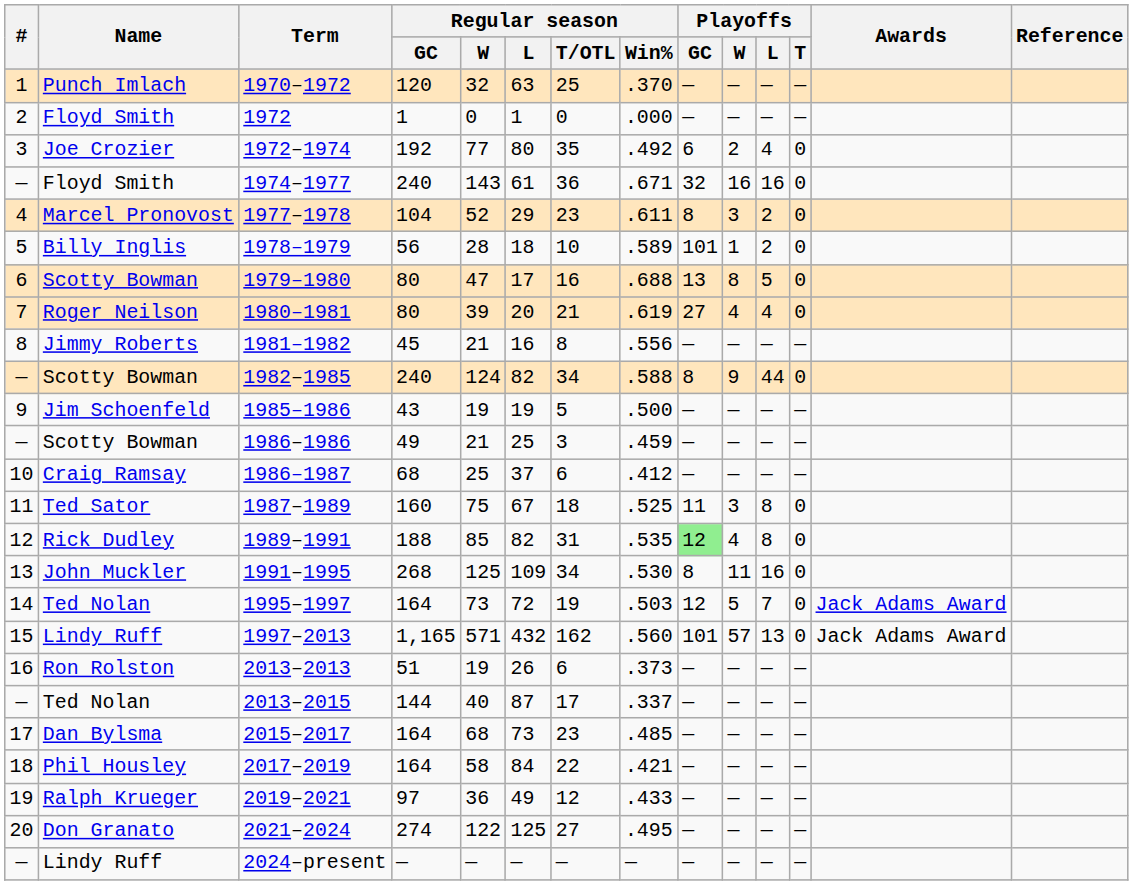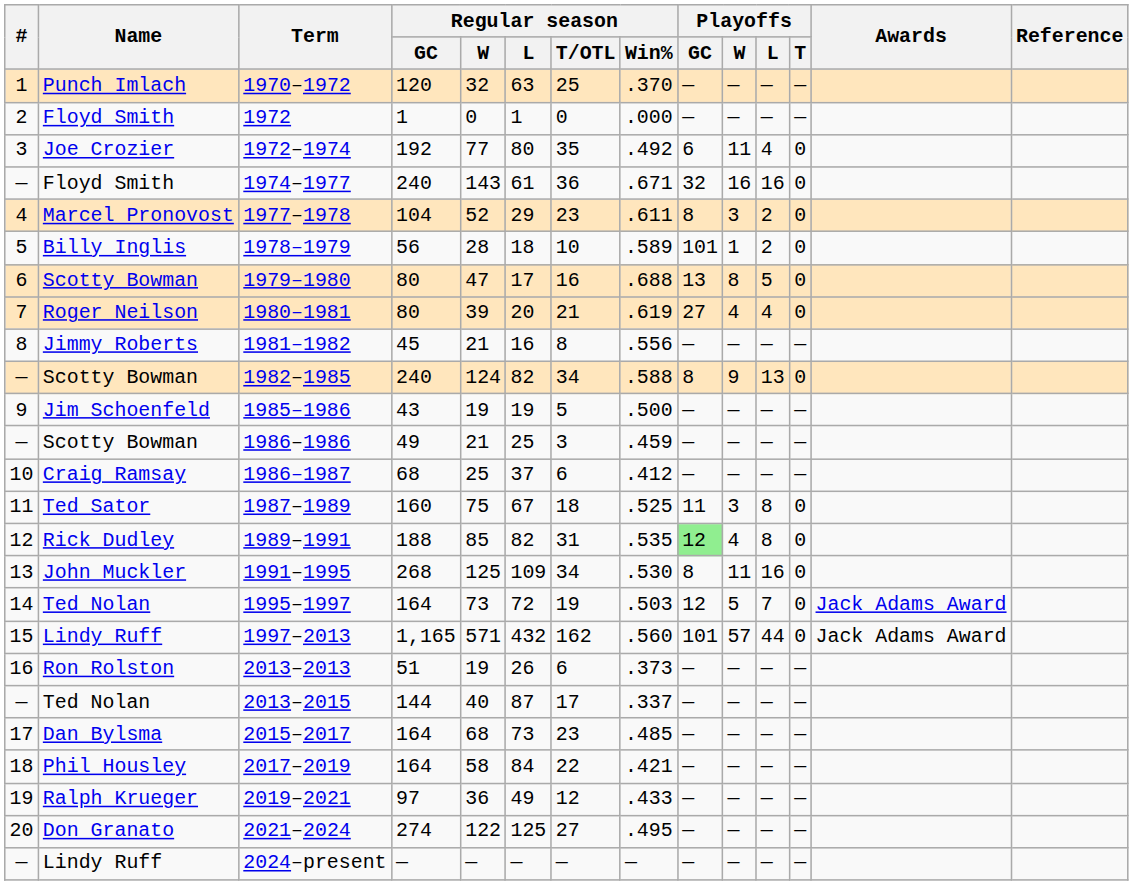(733, 151) 2 -> (739, 151) 11
(773, 378) 44 -> (773, 378) 13
(773, 637) 13 -> (773, 637) 44
